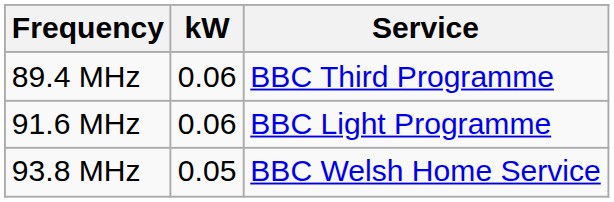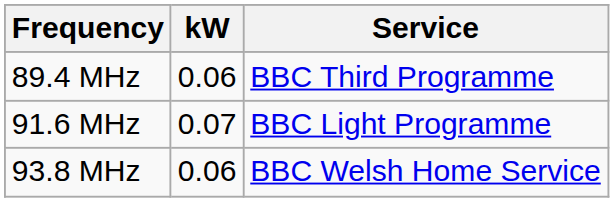(207, 123) 0.06 -> (207, 123) 0.07
(207, 171) 0.05 -> (207, 171) 0.06
